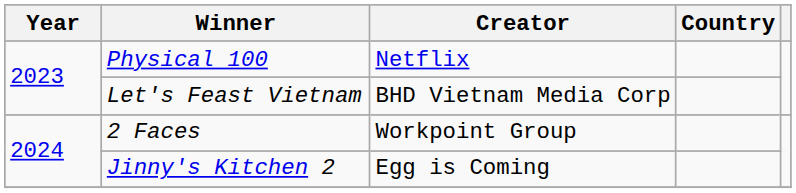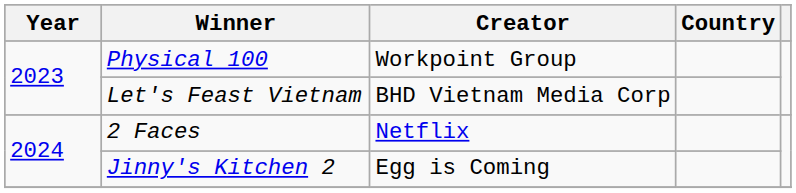(422, 60) Netflix -> (476, 60) Workpoint Group
(476, 132) Workpoint Group -> (422, 132) Netflix
